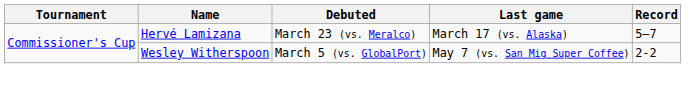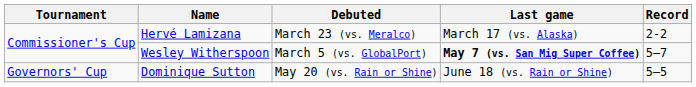(646, 33) 5–7 -> (657, 33) 2-2
(531, 53) normal -> (542, 53) bold
(646, 53) 2-2 -> (657, 53) 5–7
+ row: (198, 72)
